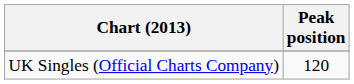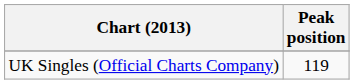(316, 65) 120 -> (316, 65) 119
